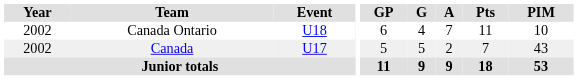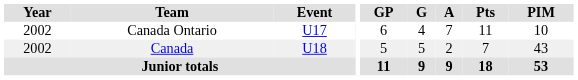(315, 30) U18 -> (315, 30) U17
(315, 48) U17 -> (315, 48) U18
